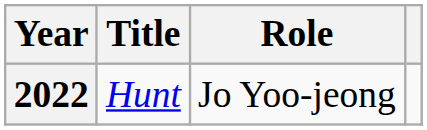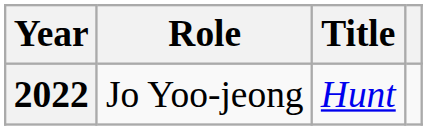columns swapped: (143, 34) <-> (297, 34)
